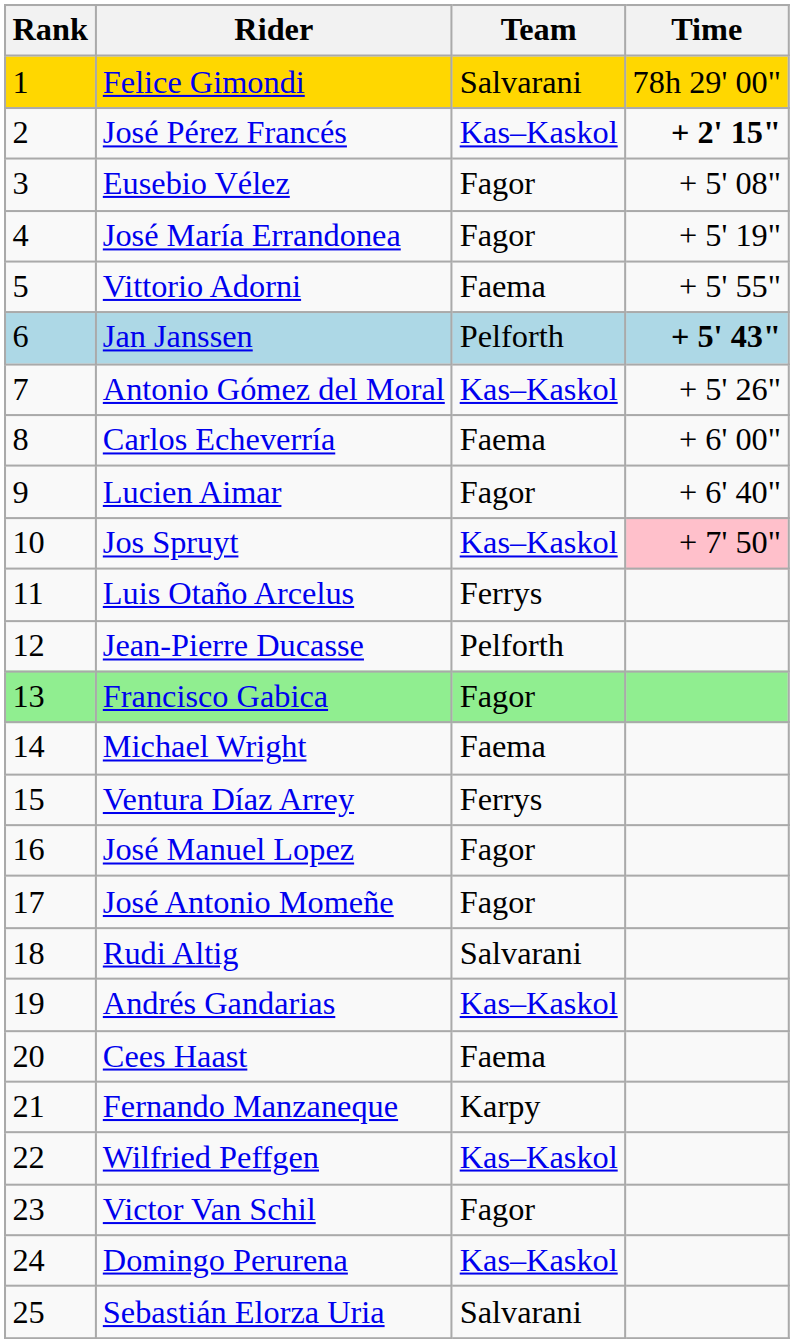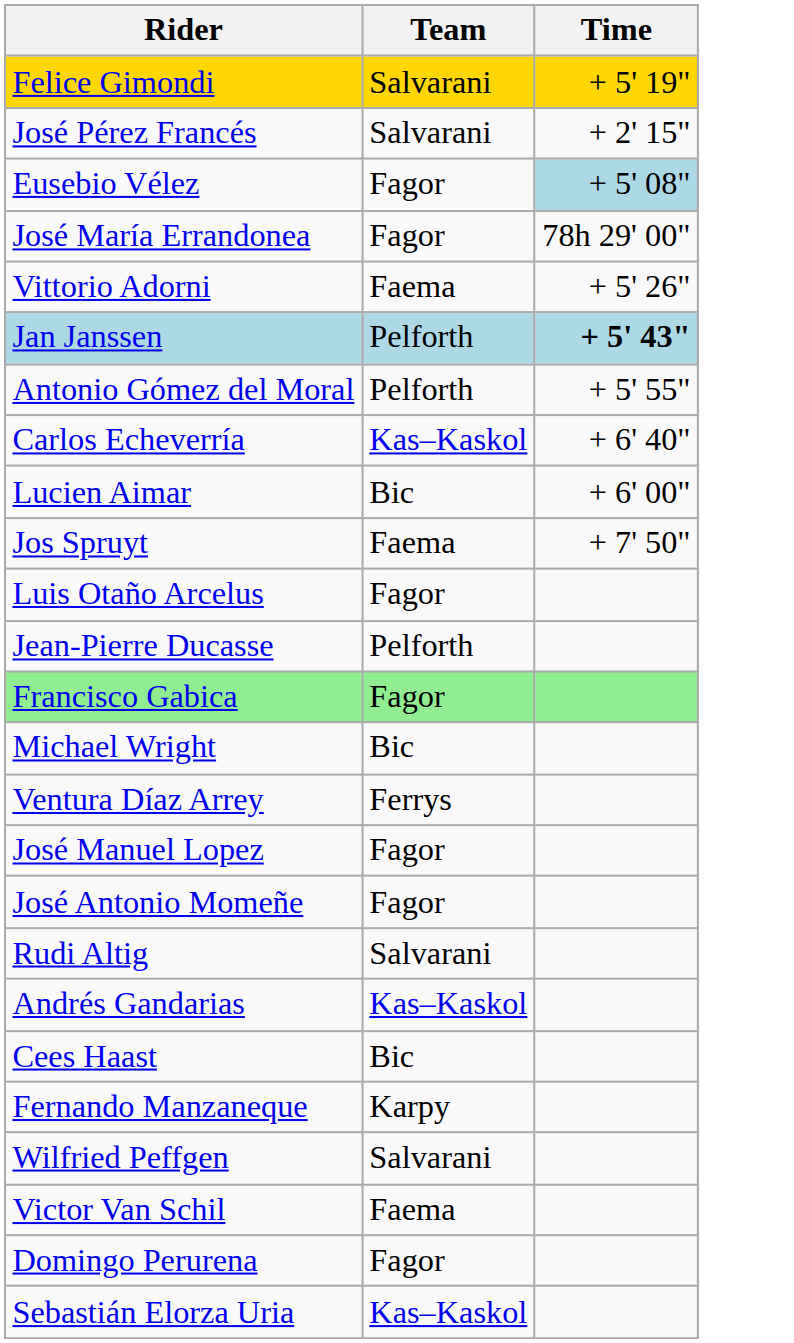- column: (50, 30)
(707, 81) 78h 29' 00" -> (640, 81) + 5' 19"
(539, 132) Kas–Kaskol -> (430, 132) Salvarani
(726, 132) bold -> (640, 132) normal
(730, 183) no background -> (640, 183) lightblue background
(730, 235) + 5' 19" -> (616, 235) 78h 29' 00"
(730, 286) + 5' 55" -> (640, 286) + 5' 26"
(539, 388) Kas–Kaskol -> (421, 388) Pelforth
(730, 388) + 5' 26" -> (640, 388) + 5' 55"
(503, 440) Faema -> (448, 440) Kas–Kaskol
(730, 440) + 6' 00" -> (640, 440) + 6' 40"
(497, 491) Fagor -> (392, 491) Bic
(730, 491) + 6' 40" -> (640, 491) + 6' 00"
(539, 542) Kas–Kaskol -> (412, 542) Faema
(730, 542) pink background -> (640, 542) no background
(501, 593) Ferrys -> (407, 593) Fagor
(503, 747) Faema -> (392, 747) Bic
(503, 1055) Faema -> (392, 1055) Bic
(539, 1157) Kas–Kaskol -> (430, 1157) Salvarani
(497, 1209) Fagor -> (412, 1209) Faema
(539, 1260) Kas–Kaskol -> (407, 1260) Fagor
(521, 1311) Salvarani -> (448, 1311) Kas–Kaskol
